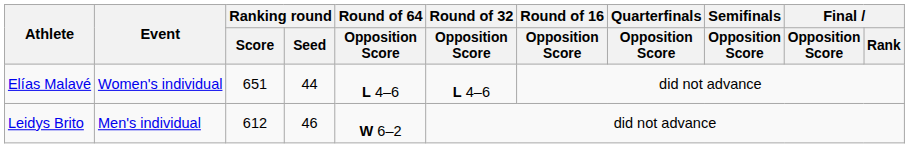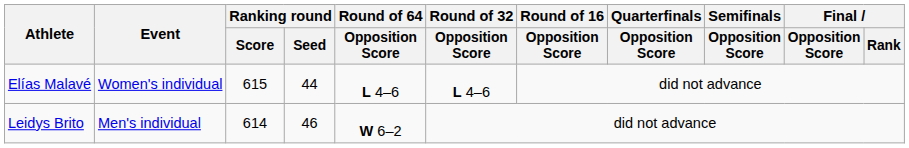(255, 84) 651 -> (255, 84) 615
(255, 123) 612 -> (255, 123) 614
